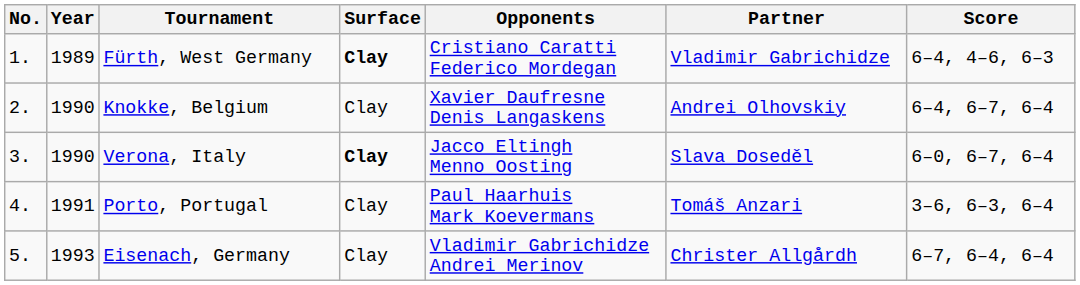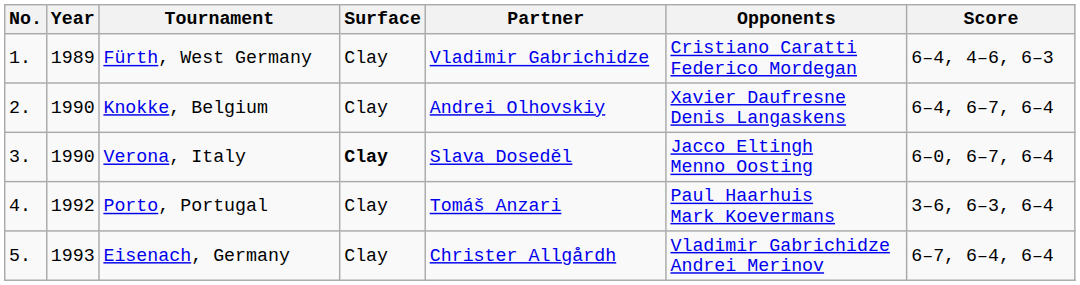columns swapped: (786, 19) <-> (546, 19)
(366, 58) bold -> (366, 58) normal
(73, 206) 1991 -> (73, 206) 1992
